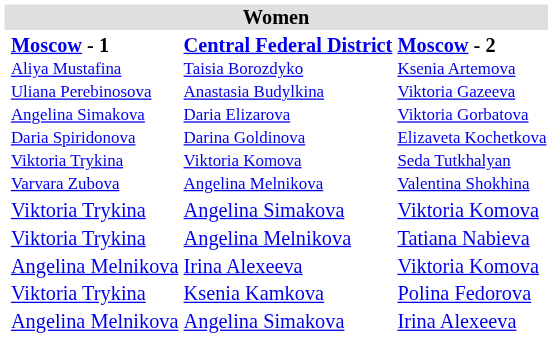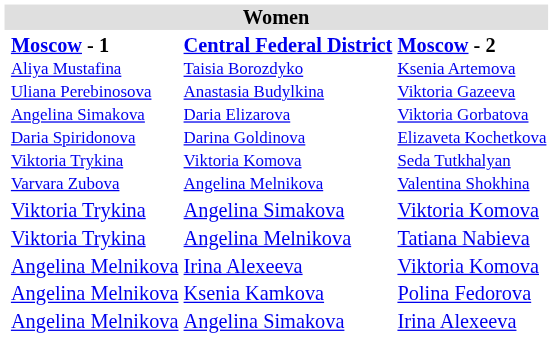(78, 293) Viktoria Trykina -> (95, 293) Angelina Melnikova
